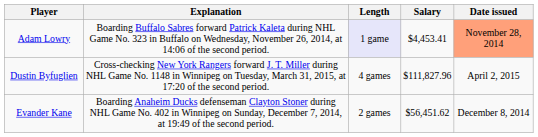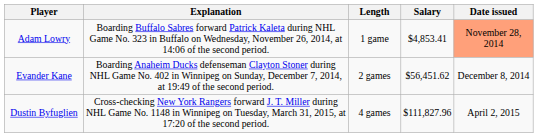(375, 38) lavender background -> (375, 38) no background
(427, 38) $4,453.41 -> (427, 38) $4,853.41
rows swapped: (44, 113) <-> (44, 76)
